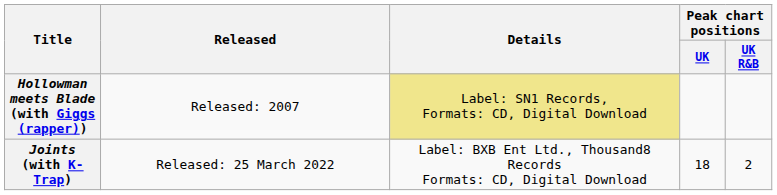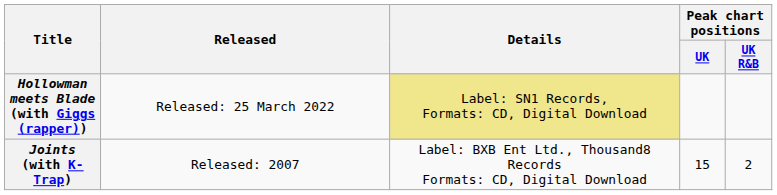(245, 106) Released: 2007 -> (245, 106) Released: 25 March 2022
(245, 165) Released: 25 March 2022 -> (245, 165) Released: 2007
(702, 165) 18 -> (702, 165) 15
